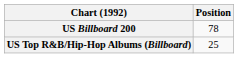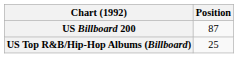(213, 28) 78 -> (213, 28) 87
